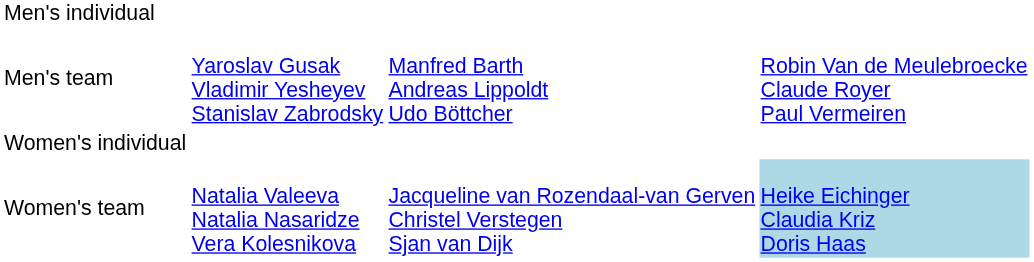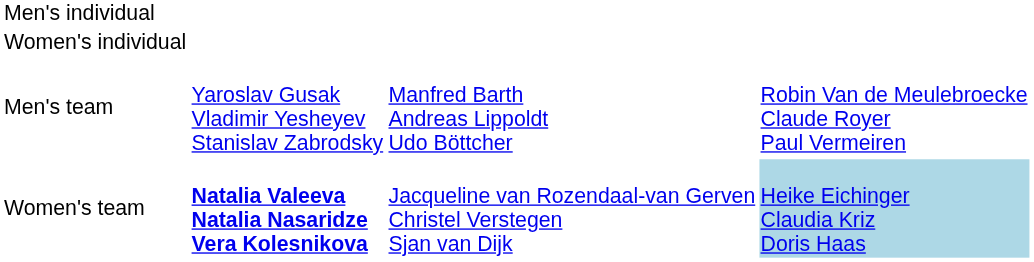rows swapped: (95, 143) <-> (59, 77)
(276, 220) normal -> (280, 220) bold
